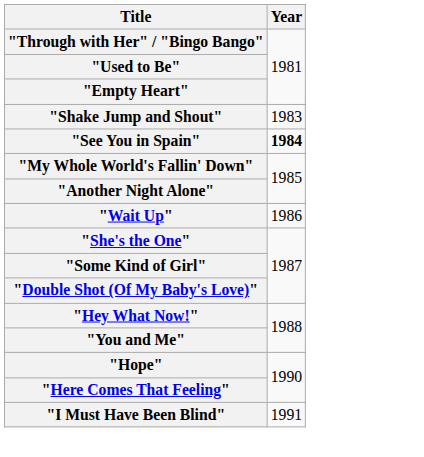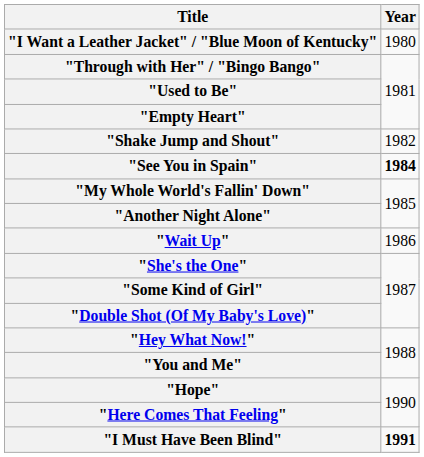+ row: (193, 41)
(286, 116) 1983 -> (400, 141) 1982
(286, 414) normal -> (400, 439) bold
